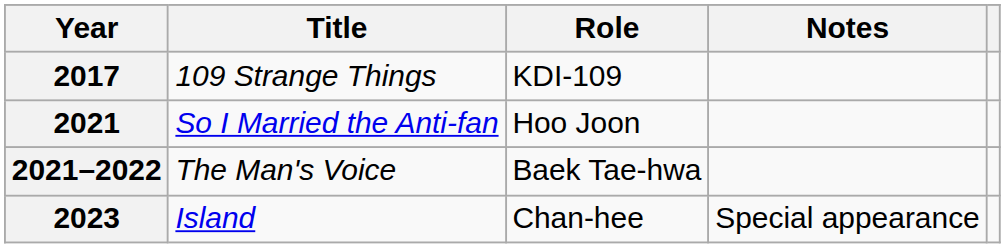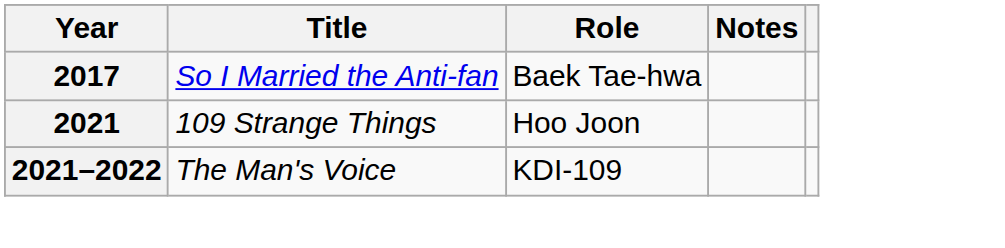(306, 75) 109 Strange Things -> (337, 75) So I Married the Anti-fan
(567, 75) KDI-109 -> (607, 75) Baek Tae-hwa
(337, 123) So I Married the Anti-fan -> (306, 123) 109 Strange Things
(607, 170) Baek Tae-hwa -> (567, 170) KDI-109
- row: (87, 218)
